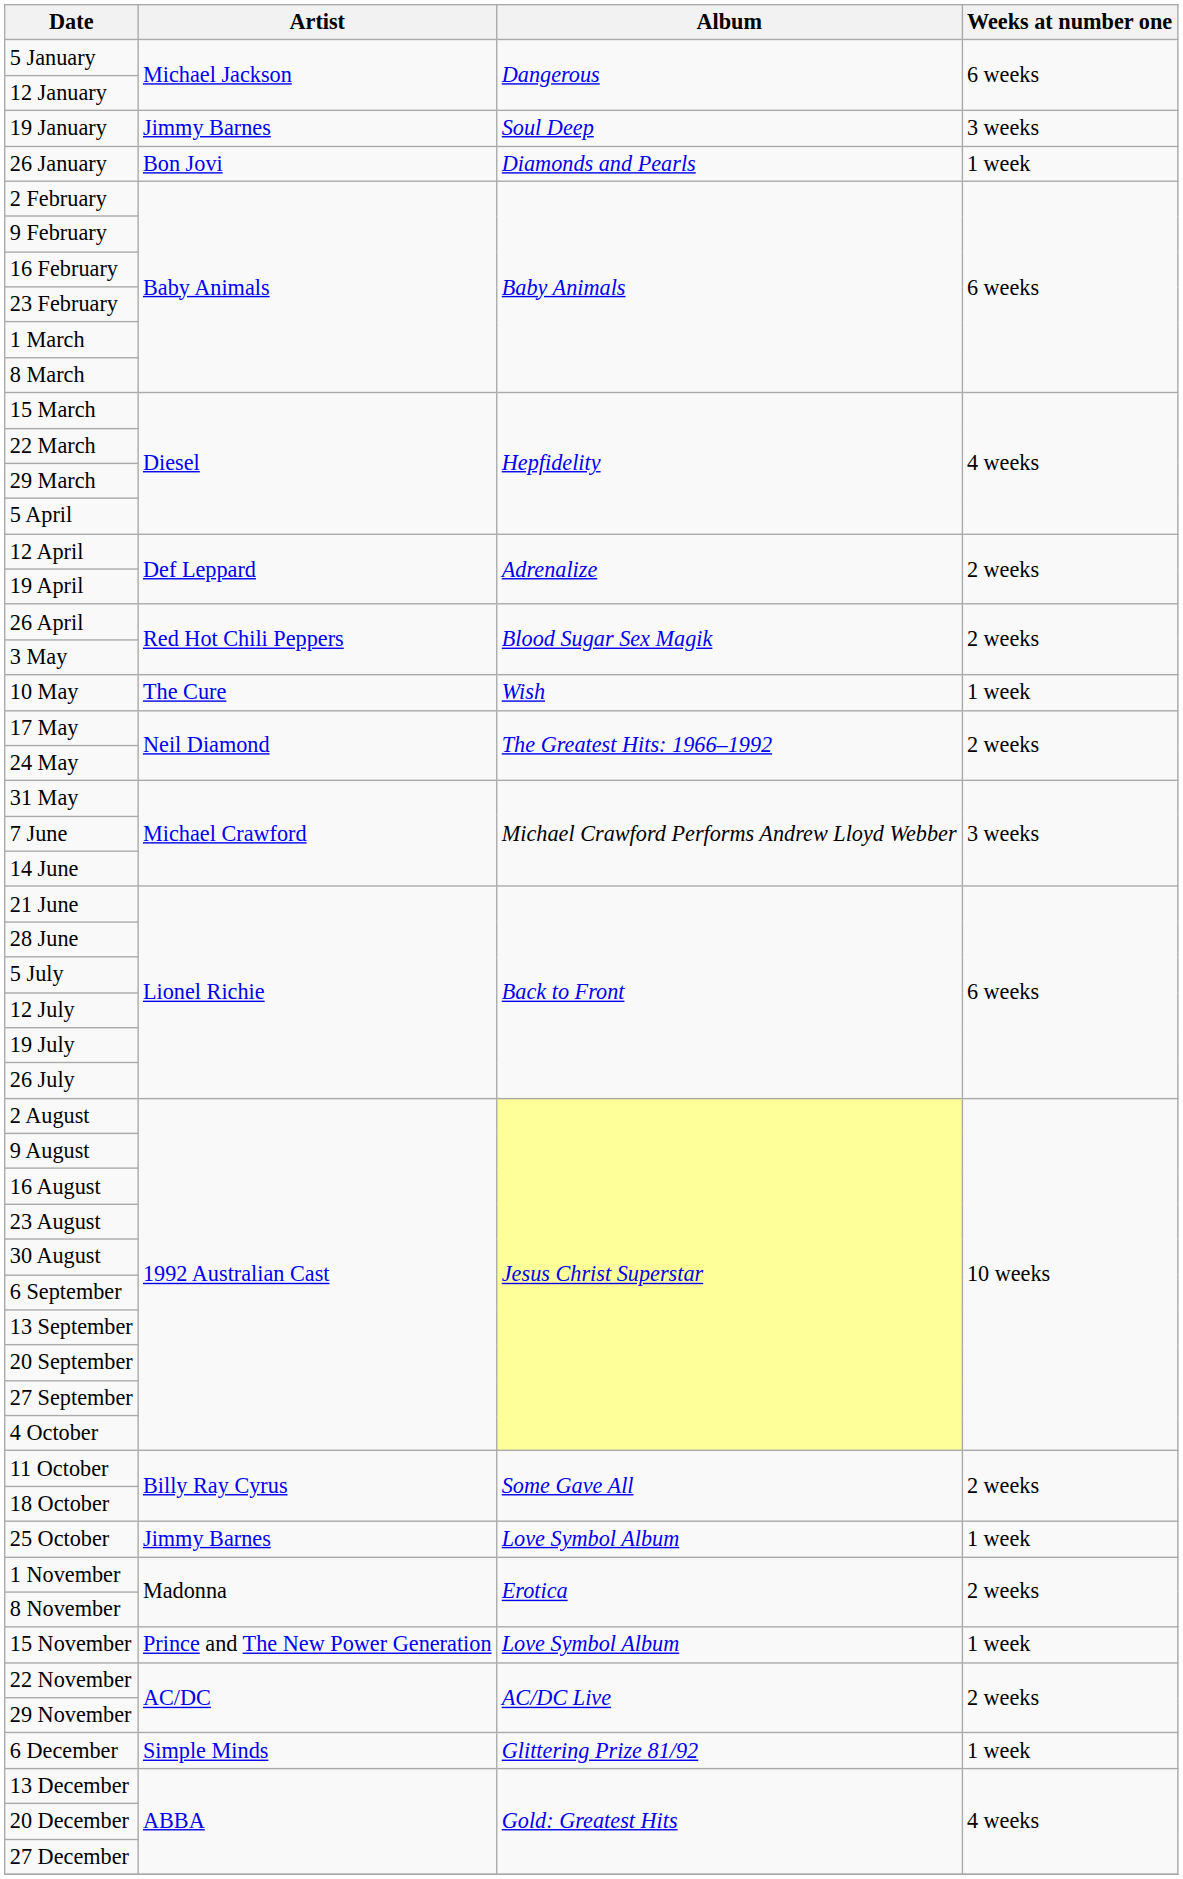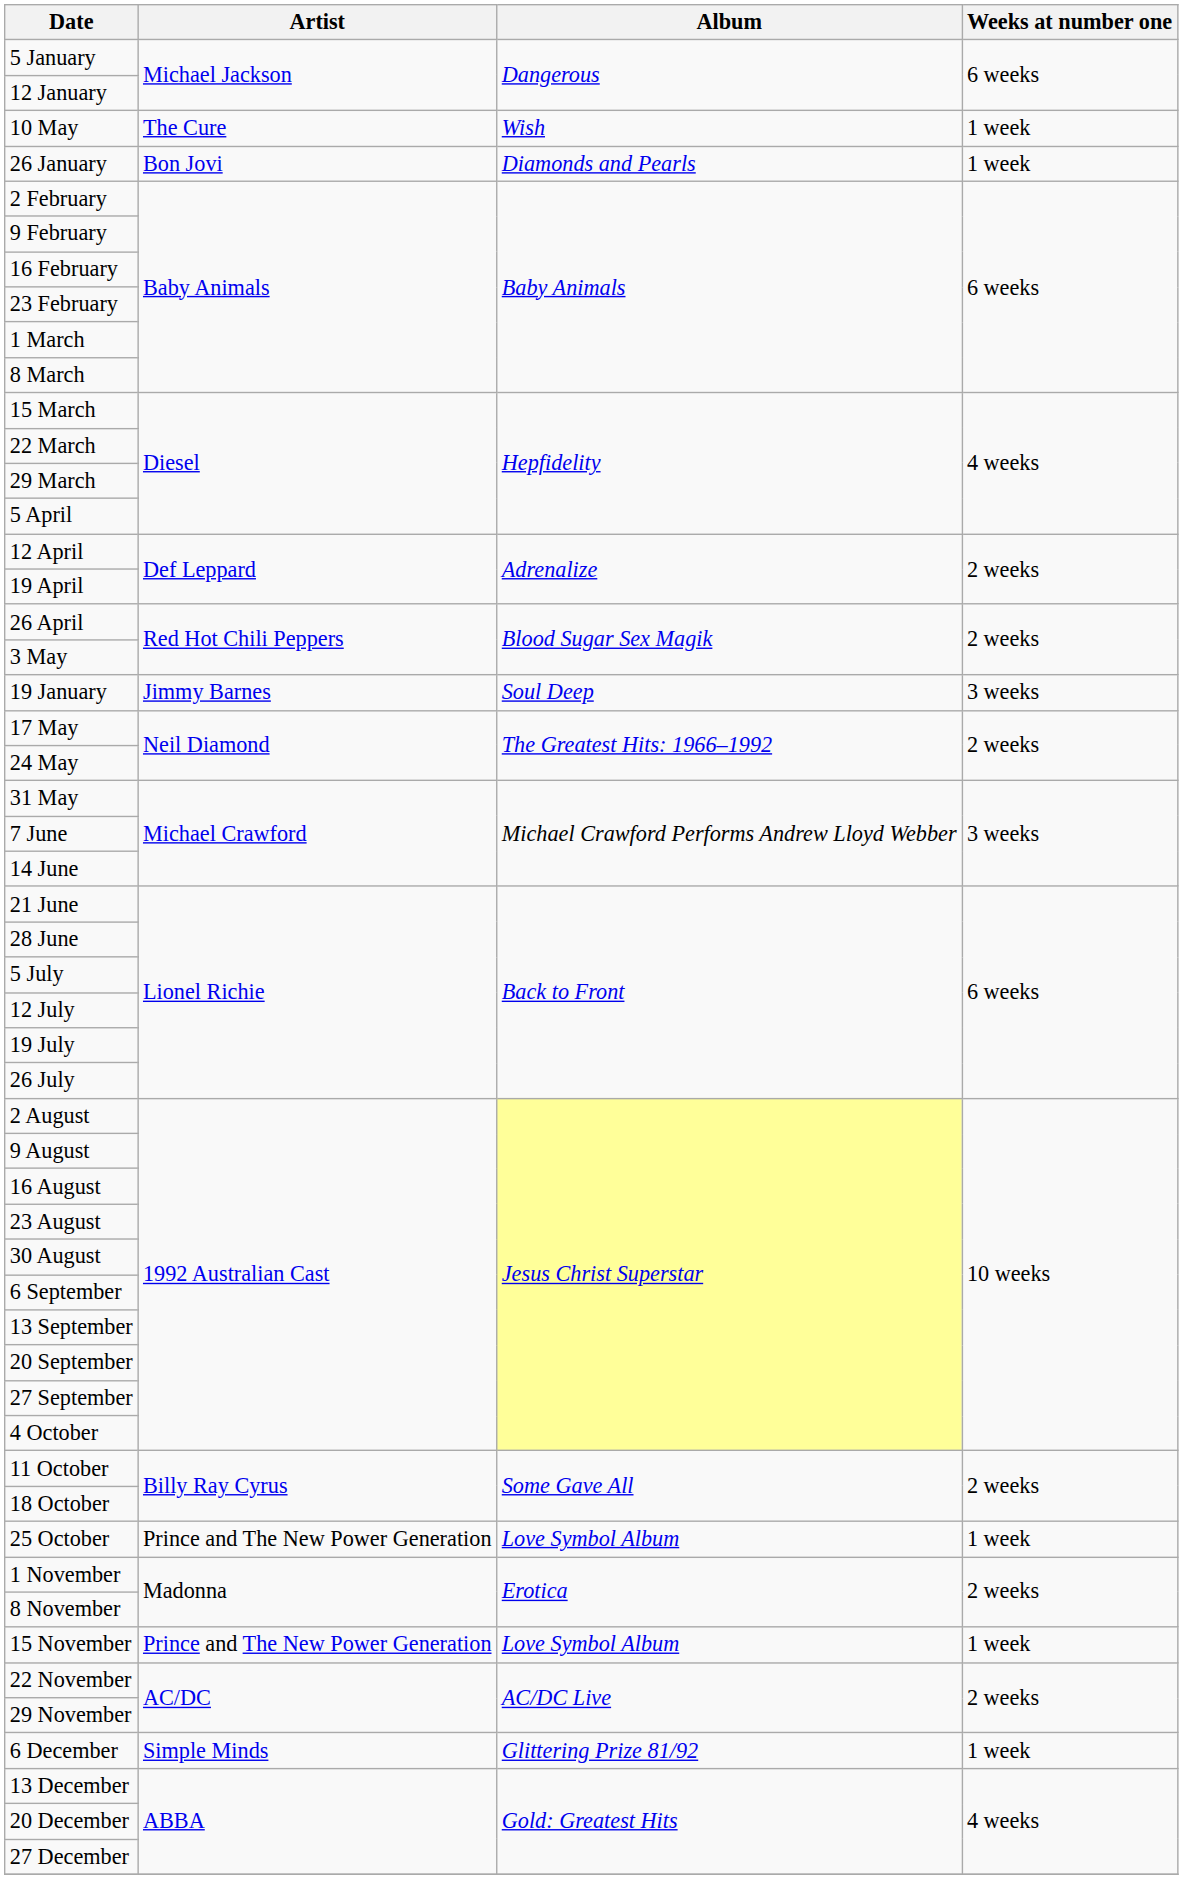rows swapped: (58, 127) <-> (44, 692)
(207, 1538) Jimmy Barnes -> (317, 1538) Prince and The New Power Generation
